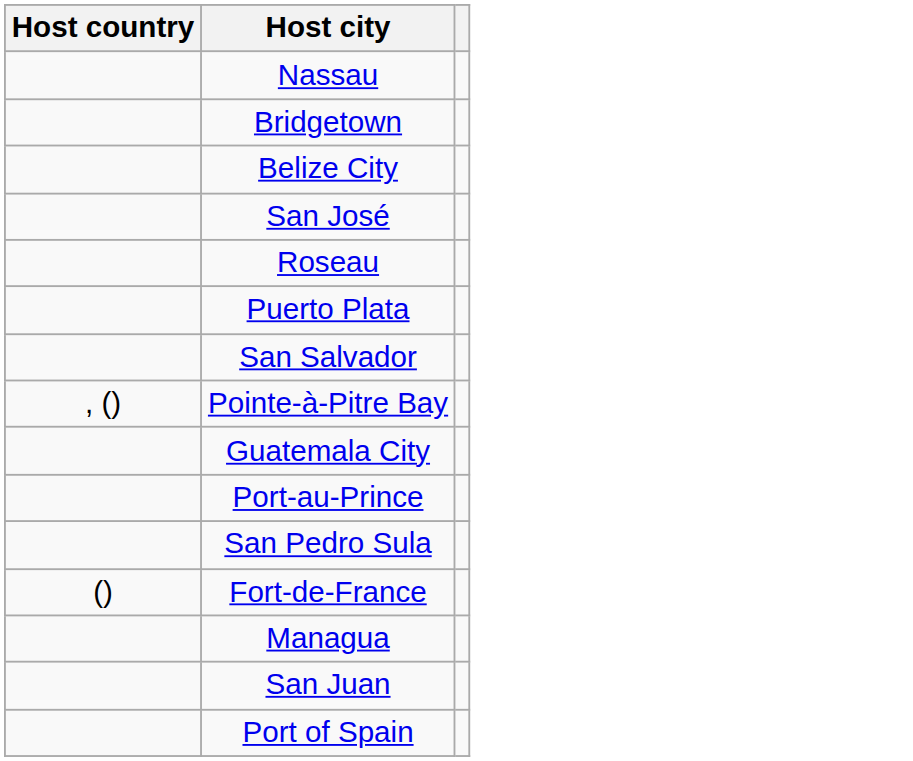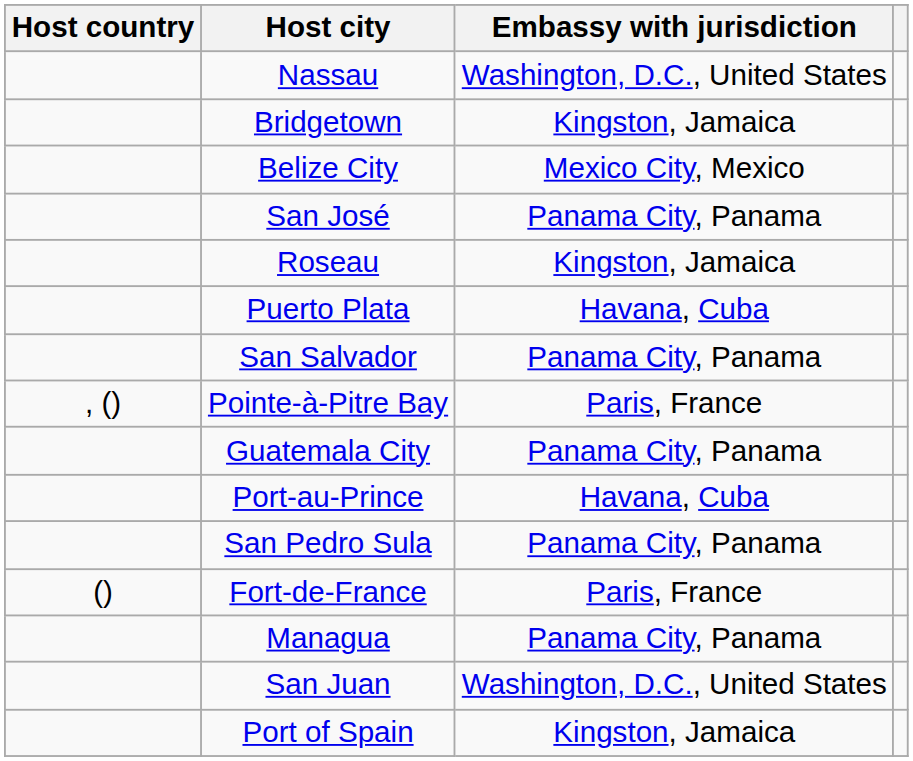+ column: (674, 27)
